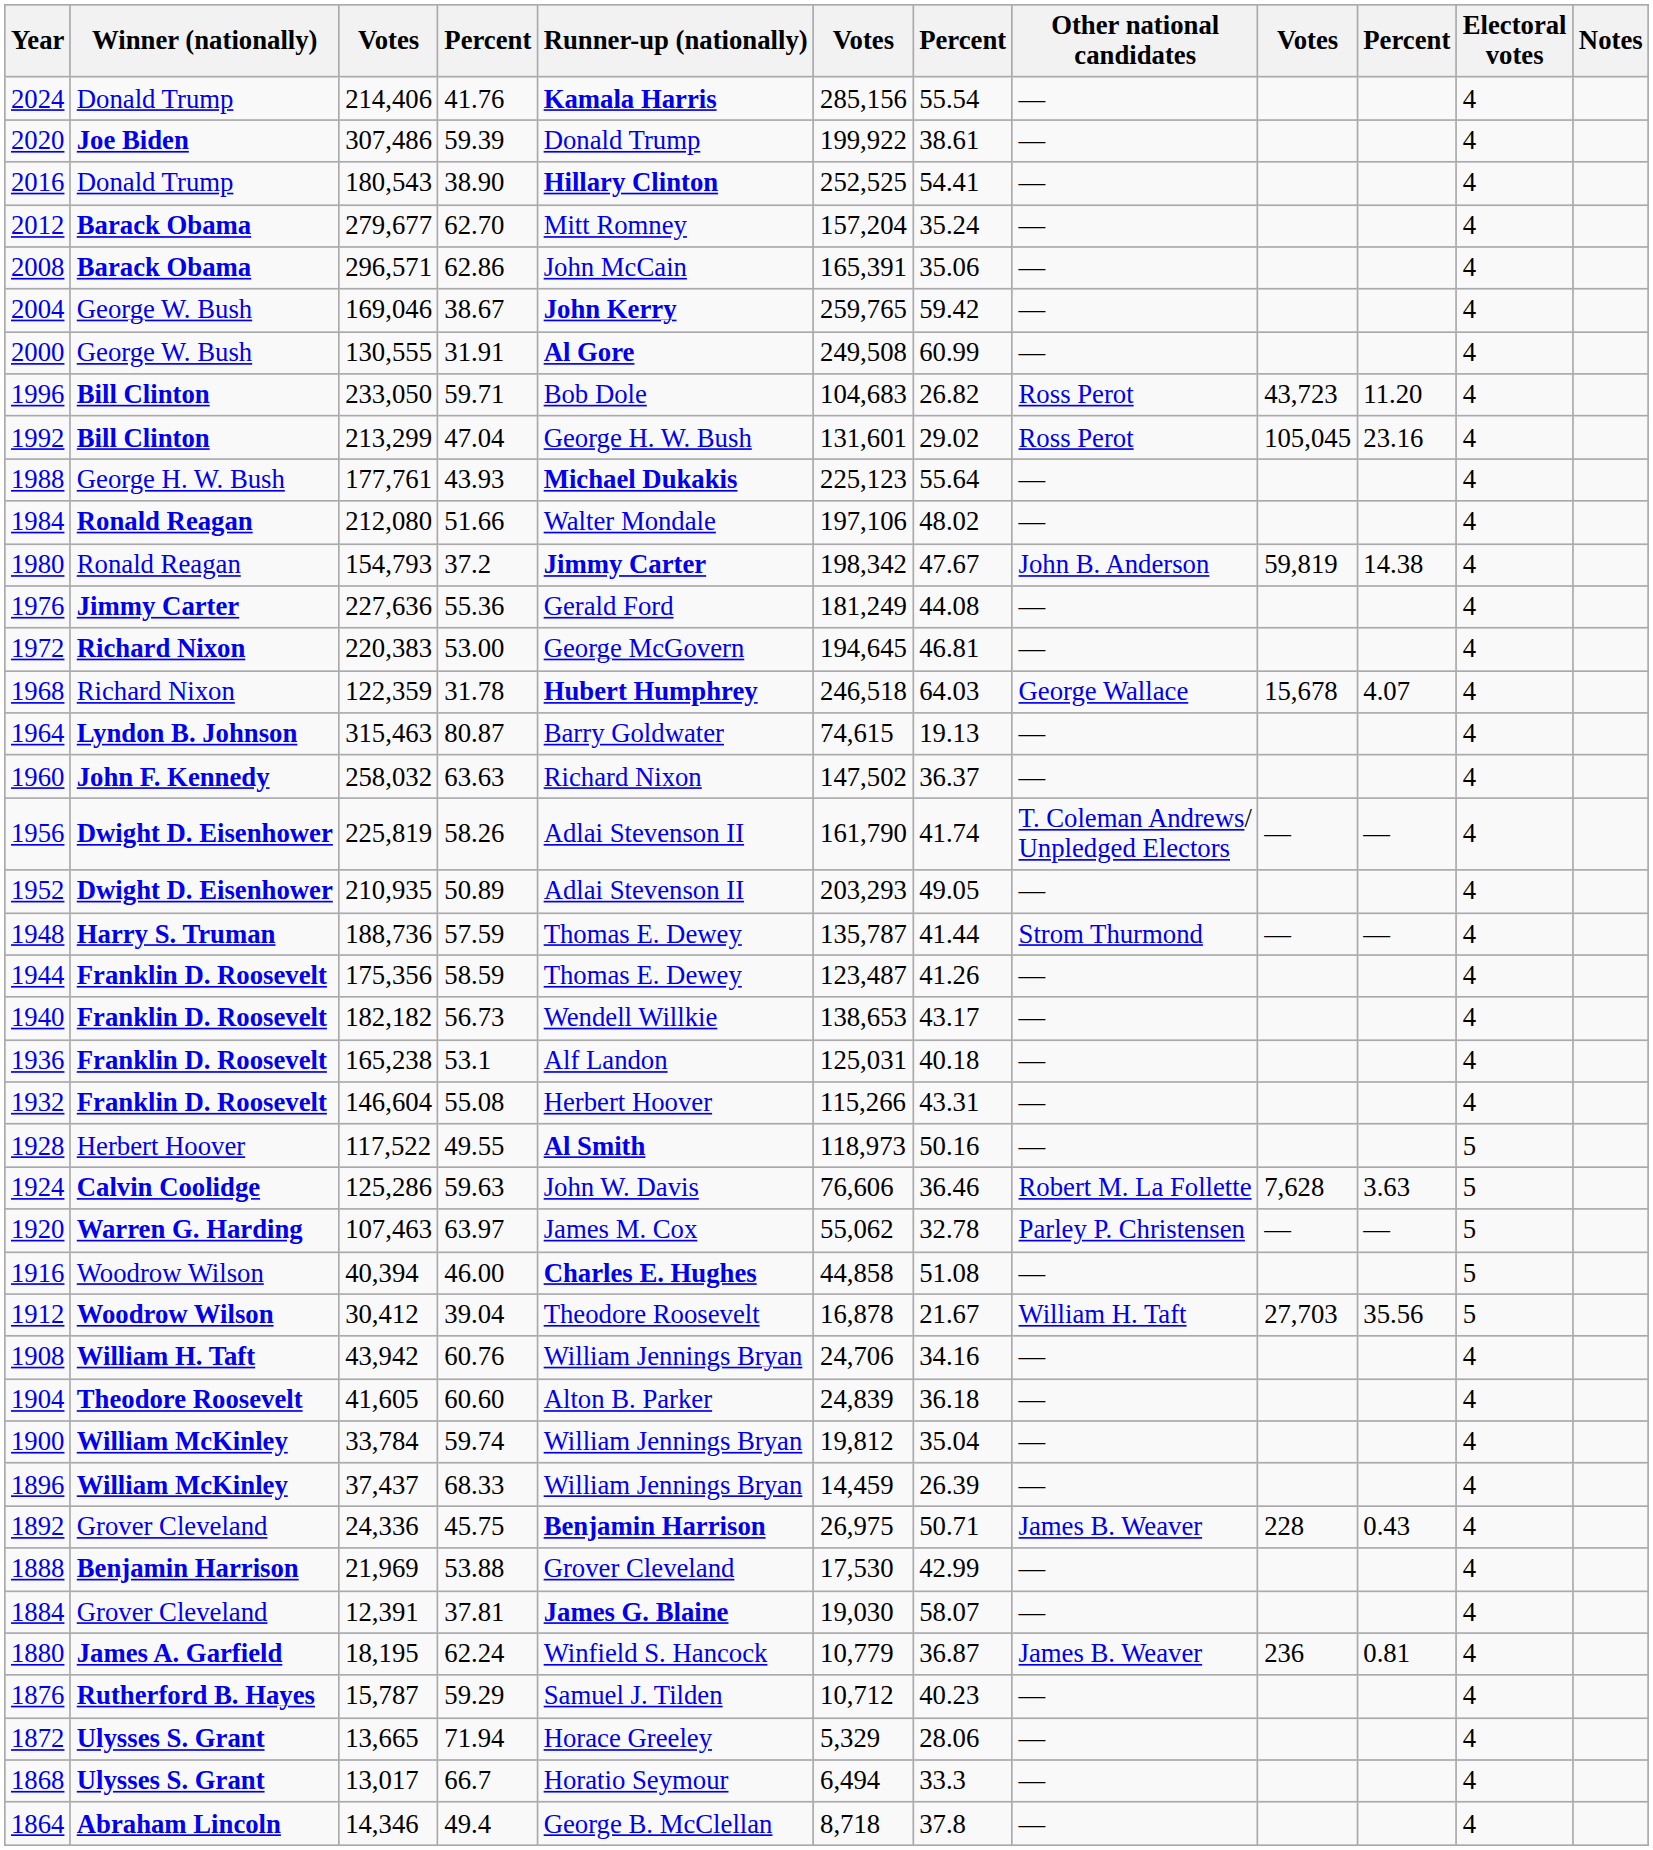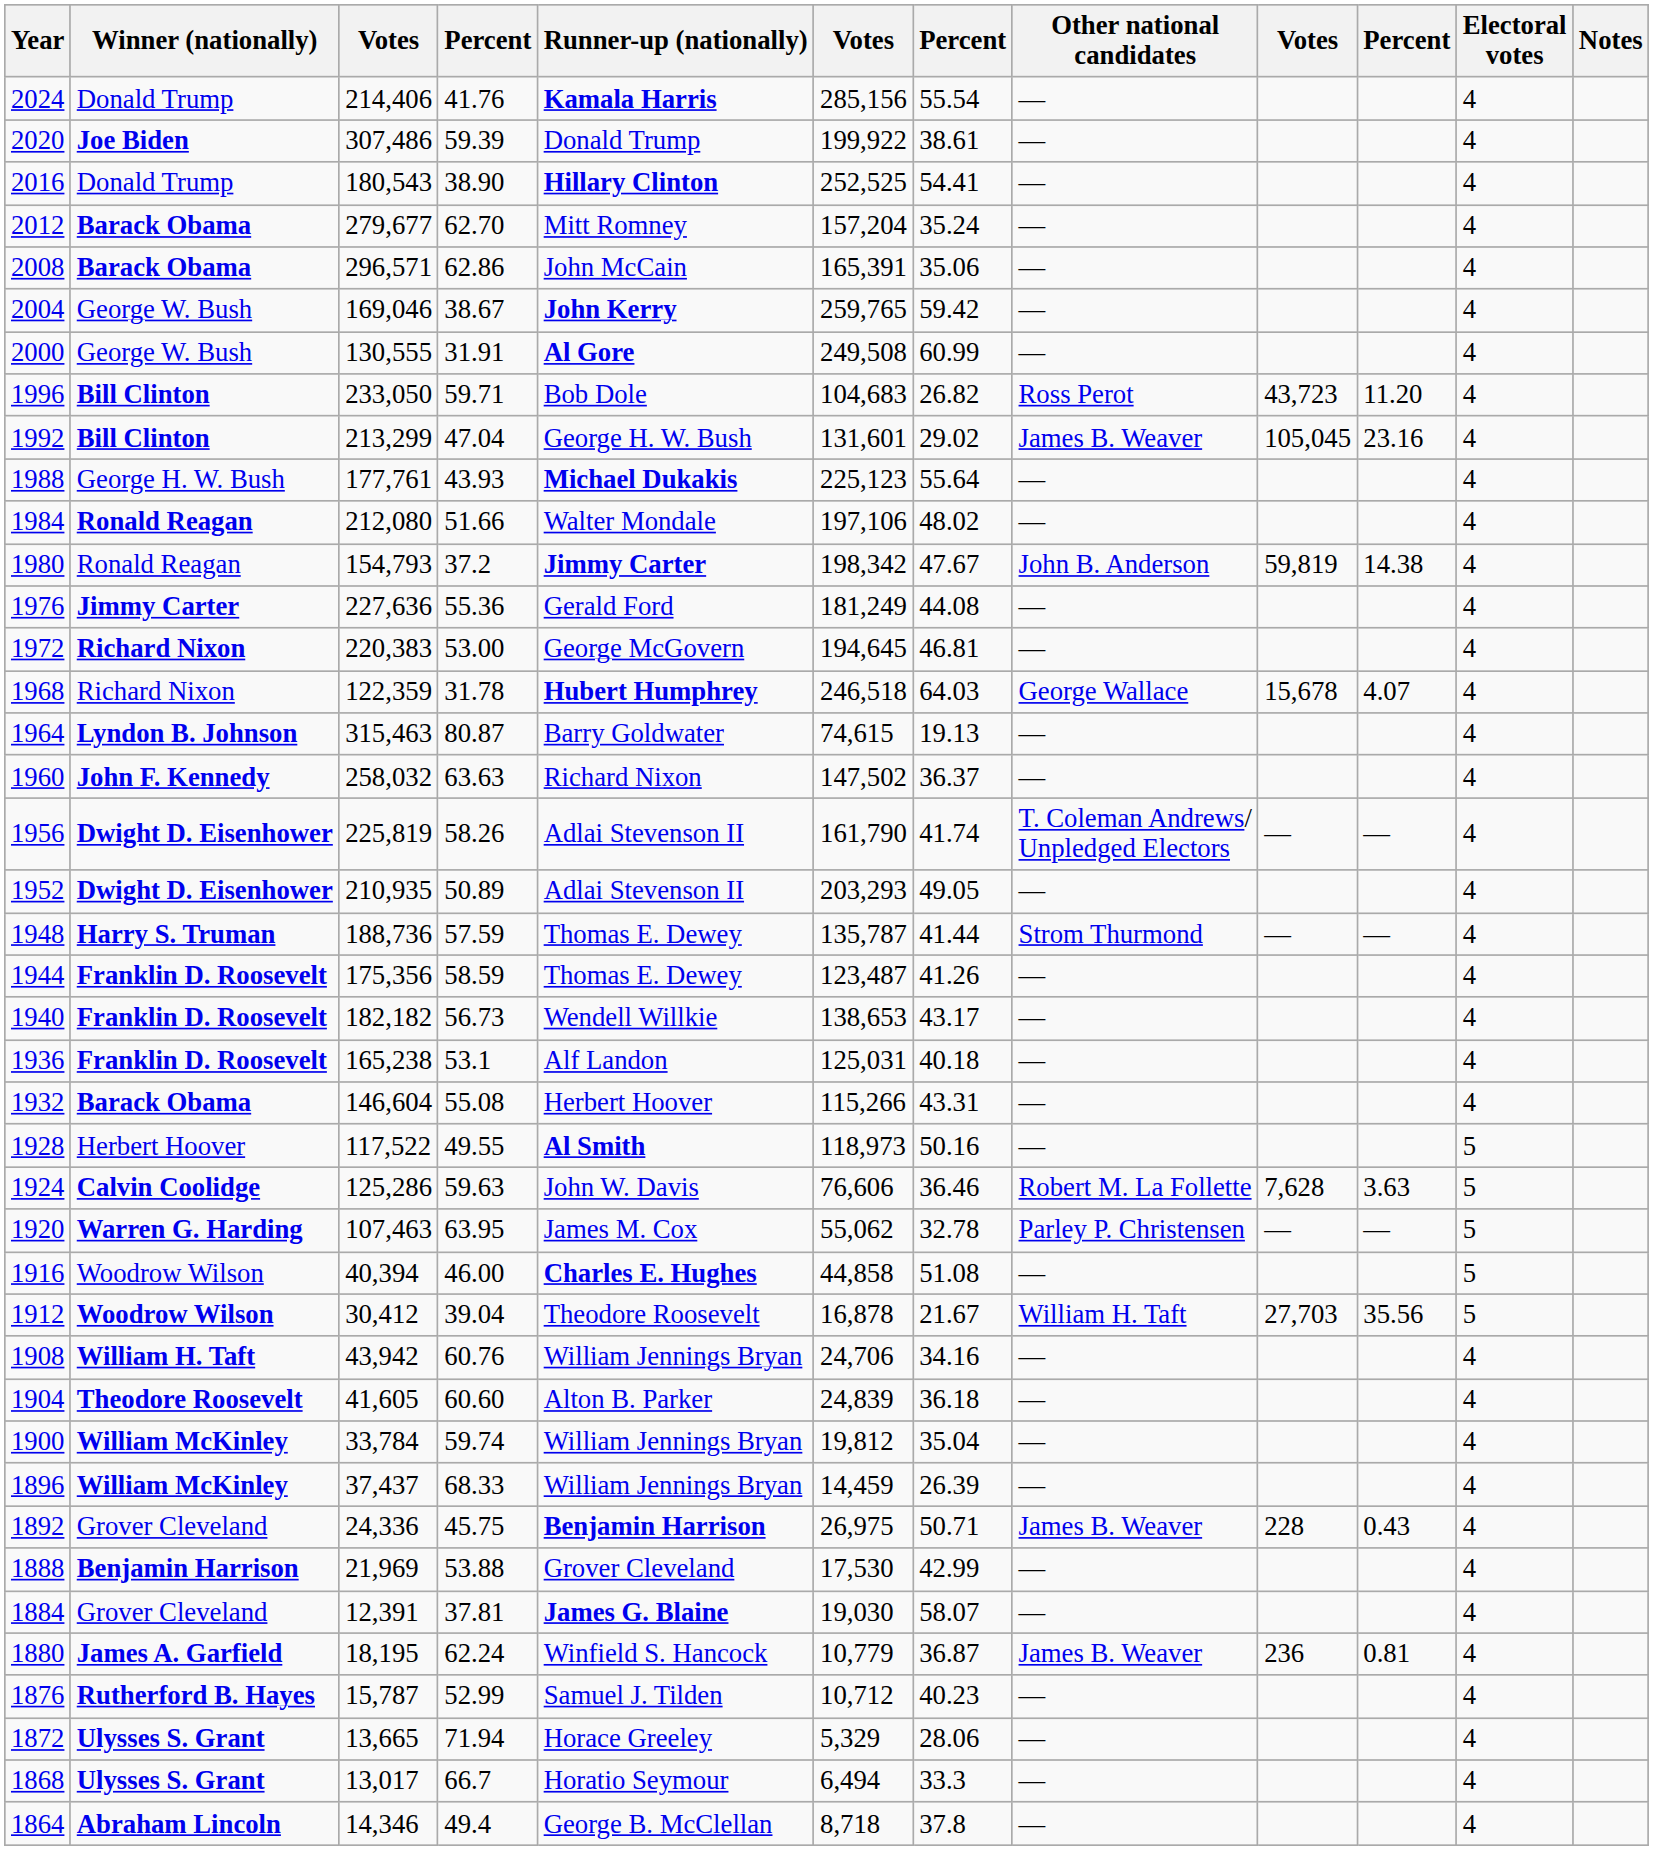(1076, 437) Ross Perot -> (1110, 437) James B. Weaver
(202, 1102) Franklin D. Roosevelt -> (164, 1102) Barack Obama
(474, 1229) 63.97 -> (474, 1229) 63.95
(474, 1696) 59.29 -> (474, 1696) 52.99
